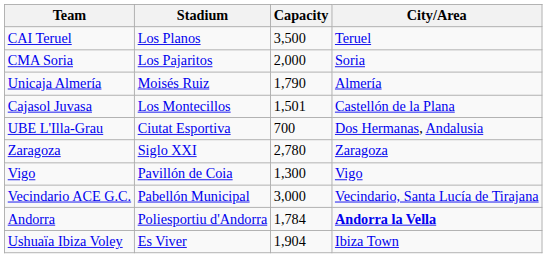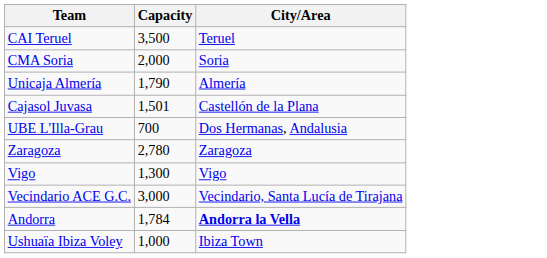- column: (202, 15)
(290, 241) 1,904 -> (154, 241) 1,000
